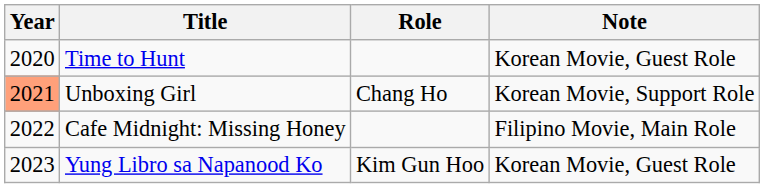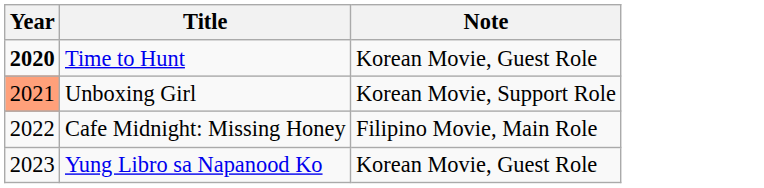- column: (420, 22)
(32, 57) normal -> (32, 57) bold
